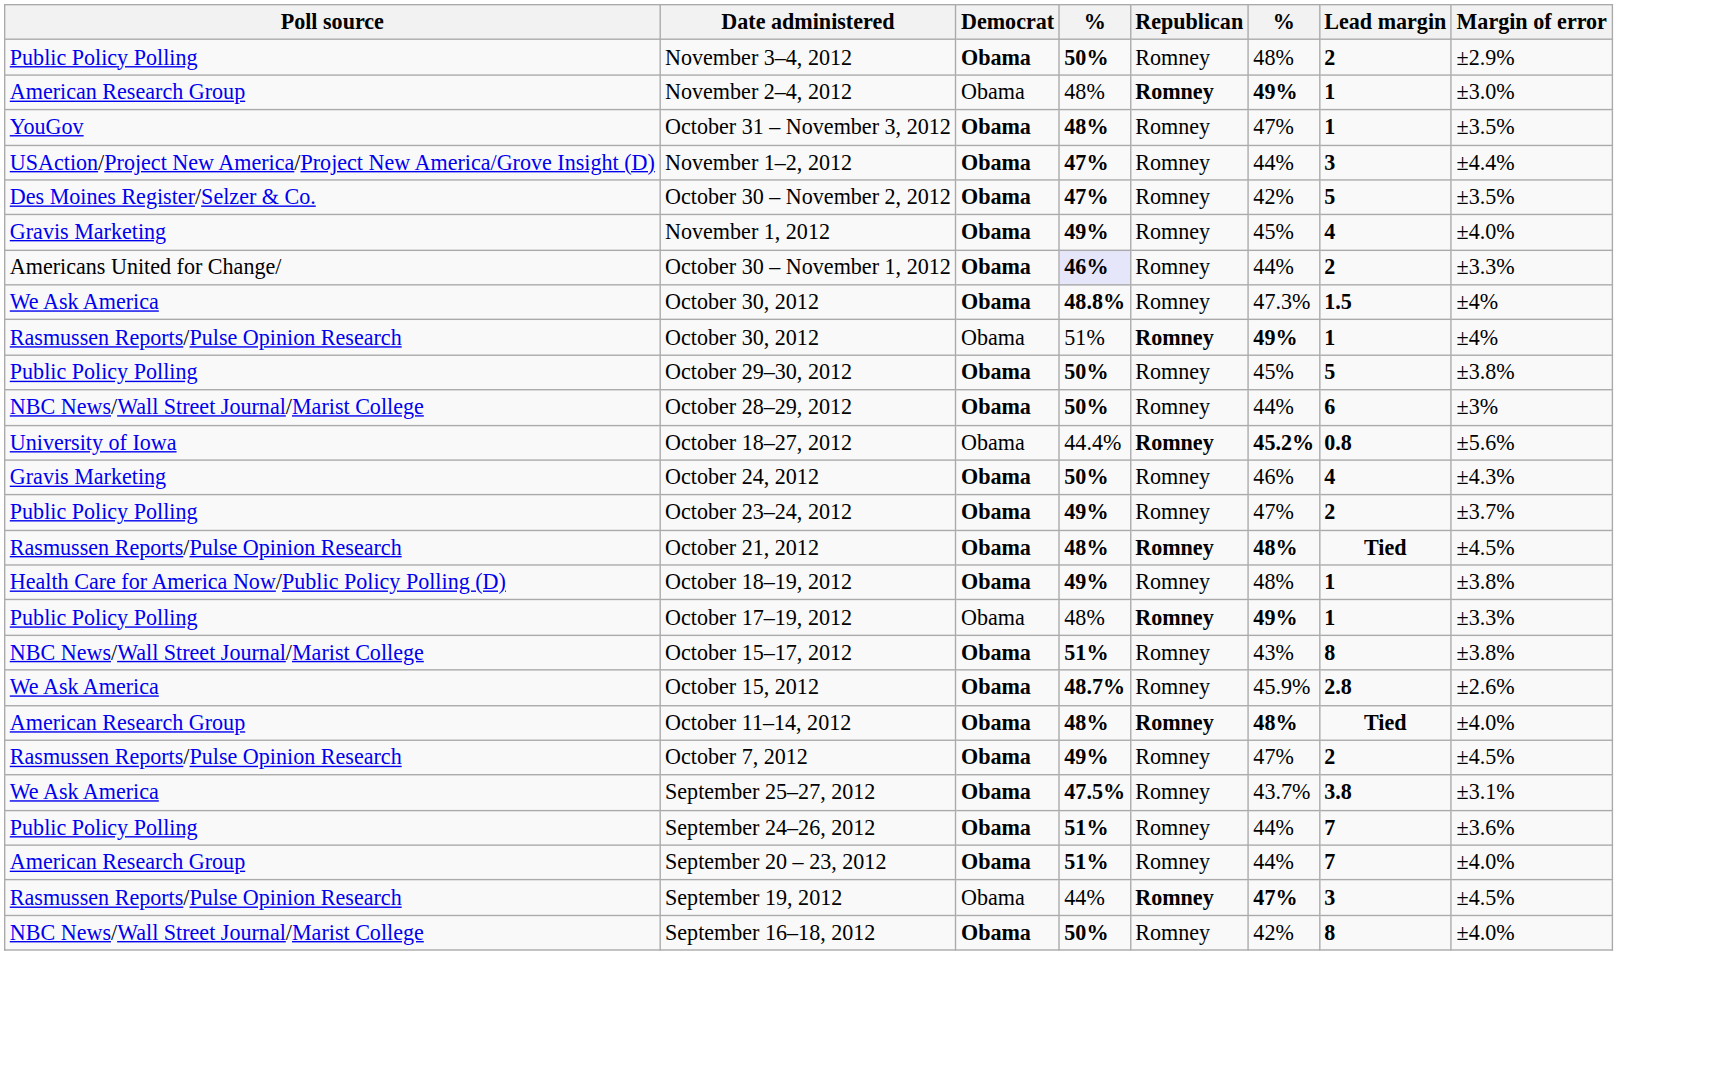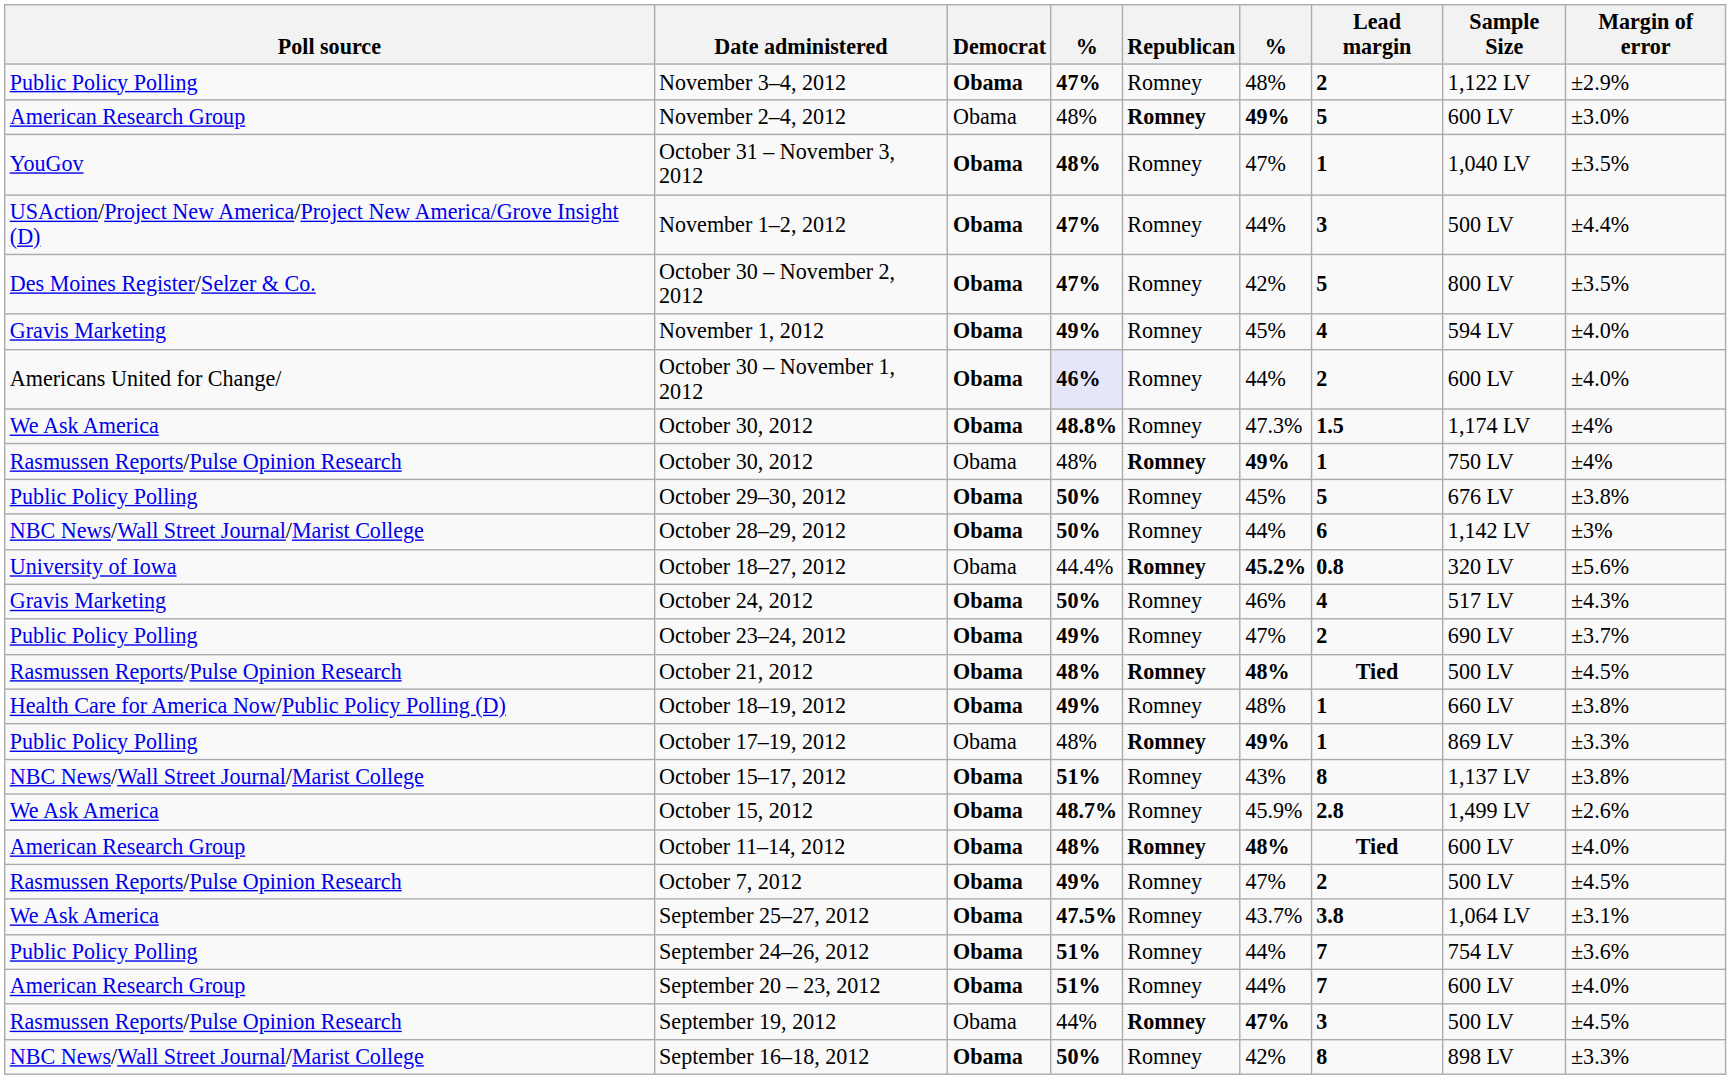+ column: (1504, 34)
(1086, 57) 50% -> (1078, 81) 47%
(1330, 92) 1 -> (1322, 116) 5
(1486, 267) ±3.3% -> (1600, 378) ±4.0%
(1085, 337) 51% -> (1077, 461) 48%
(1486, 932) ±4.0% -> (1600, 1056) ±3.3%
